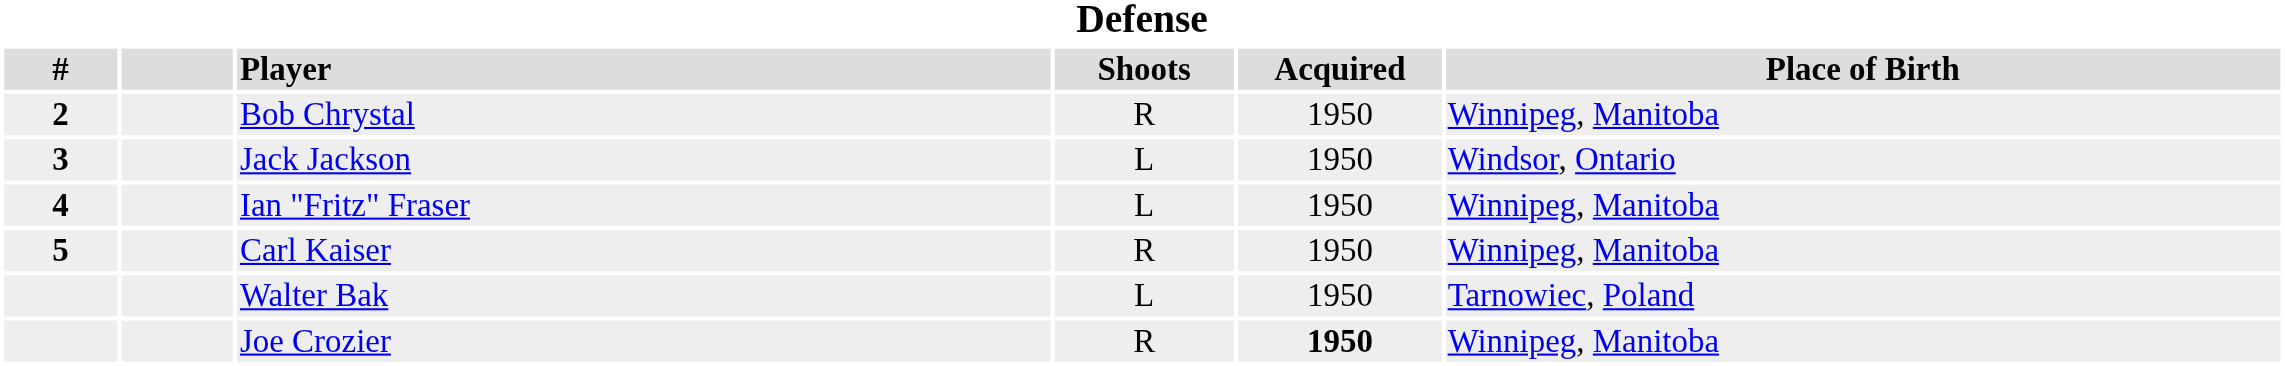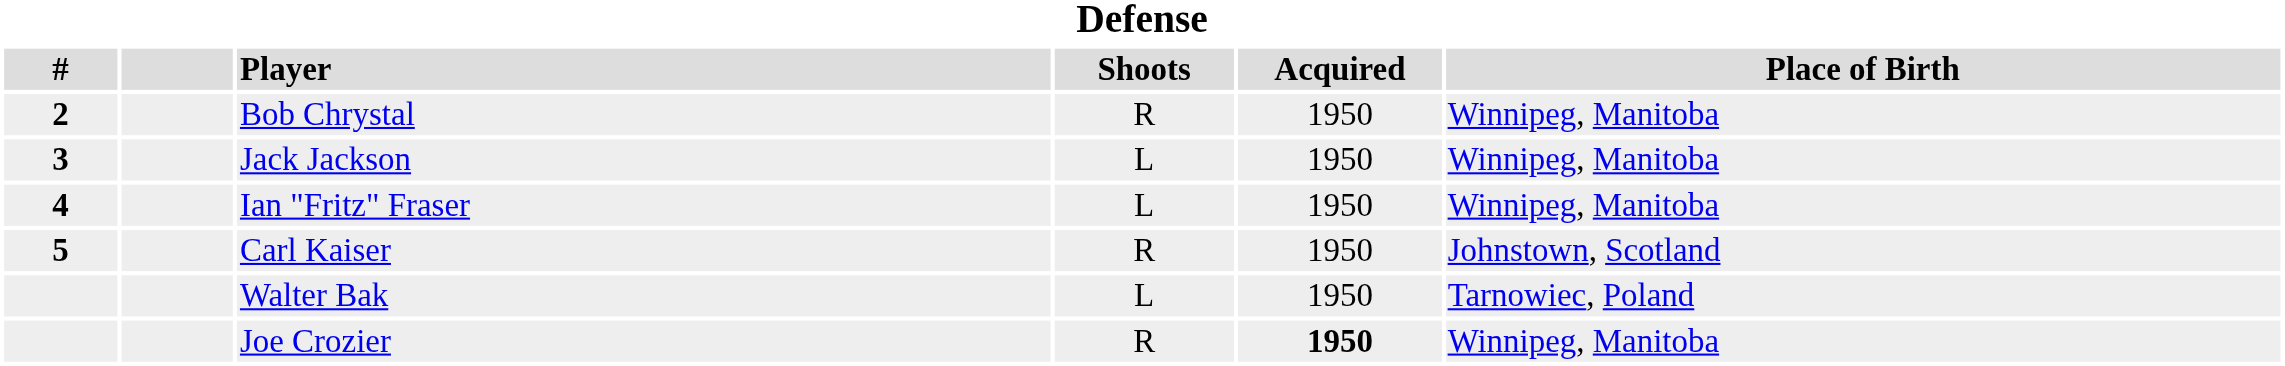(1562, 159) Windsor, Ontario -> (1583, 159) Winnipeg, Manitoba
(1583, 250) Winnipeg, Manitoba -> (1584, 250) Johnstown, Scotland
